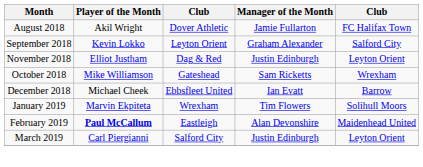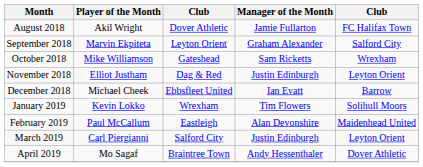(118, 43) Kevin Lokko -> (118, 43) Marvin Ekpiteta
rows swapped: (39, 75) <-> (39, 59)
(118, 106) Marvin Ekpiteta -> (118, 106) Kevin Lokko
(118, 122) bold -> (118, 122) normal
+ row: (39, 153)
